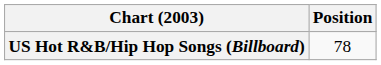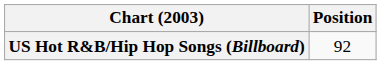(342, 45) 78 -> (342, 45) 92
